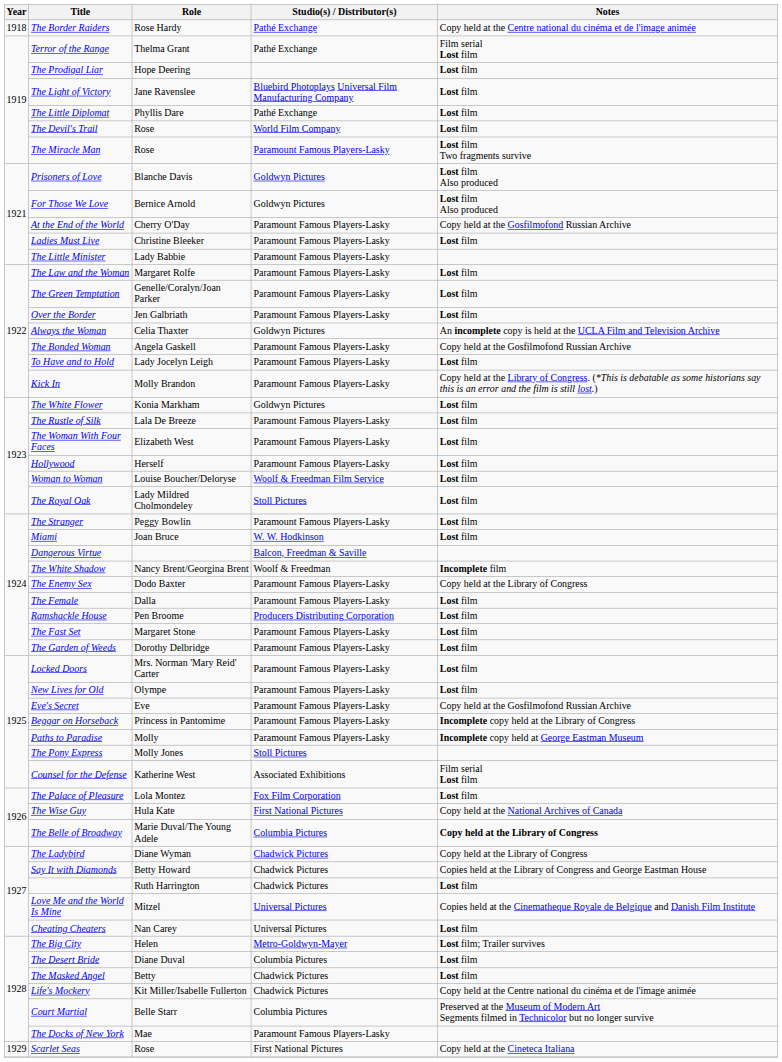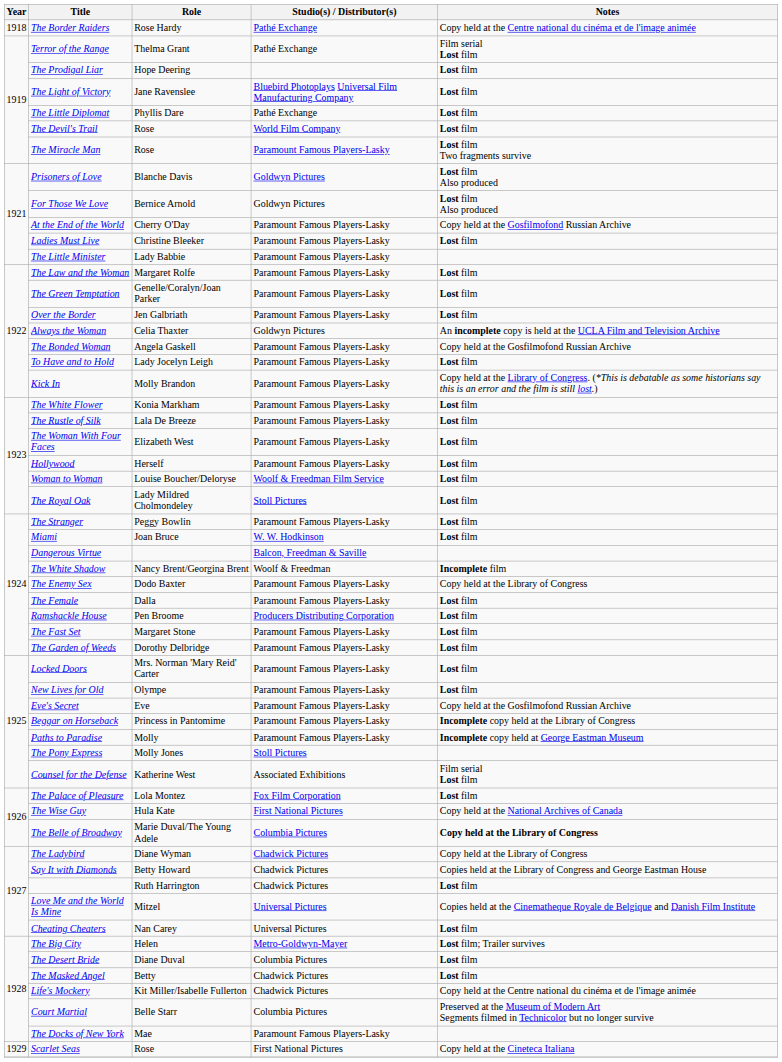(289, 405) Goldwyn Pictures -> (322, 405) Paramount Famous Players-Lasky
